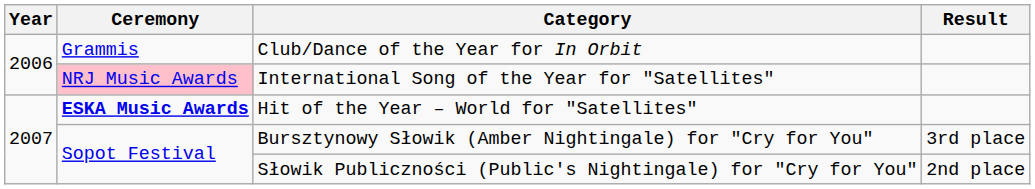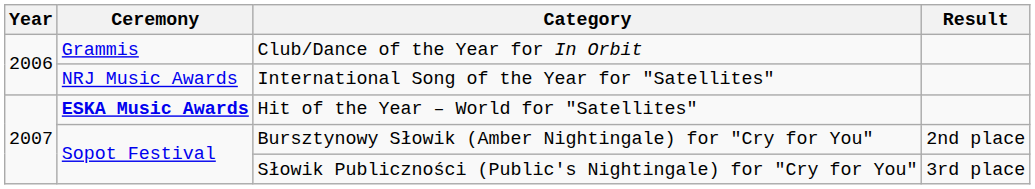(150, 79) pink background -> (150, 79) no background
(976, 139) 3rd place -> (976, 139) 2nd place
(976, 169) 2nd place -> (976, 169) 3rd place
